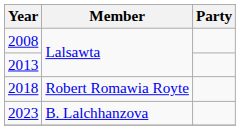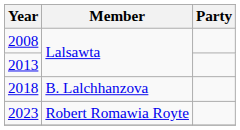(117, 88) Robert Romawia Royte -> (97, 88) B. Lalchhanzova
(97, 112) B. Lalchhanzova -> (117, 112) Robert Romawia Royte
